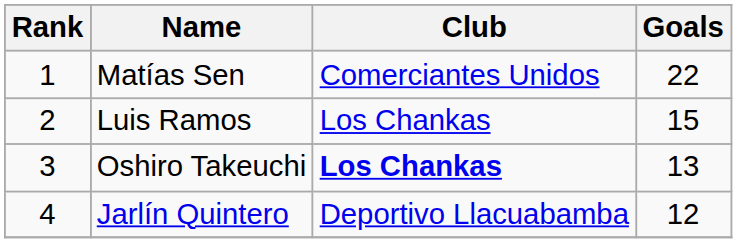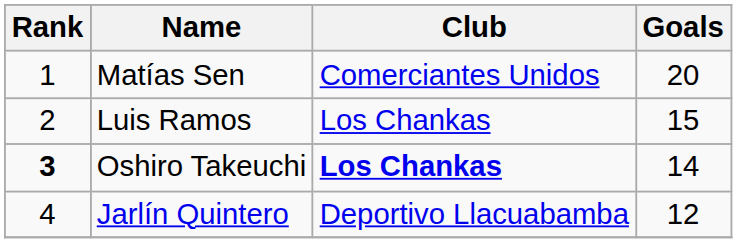(683, 74) 22 -> (683, 74) 20
(47, 167) normal -> (47, 167) bold
(683, 167) 13 -> (683, 167) 14
